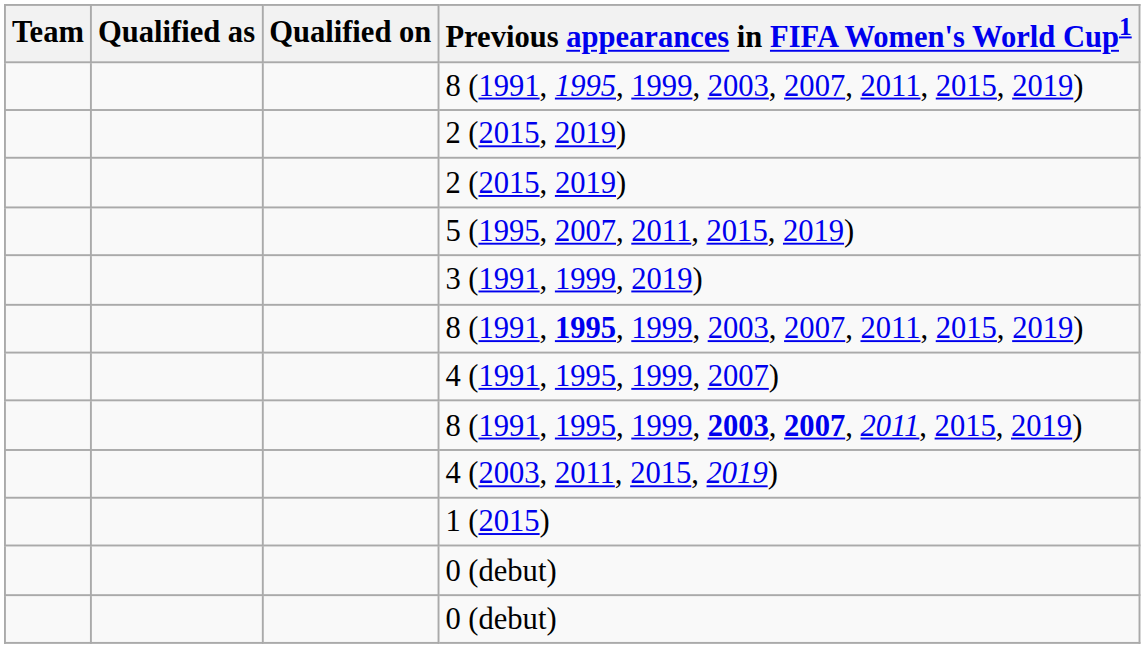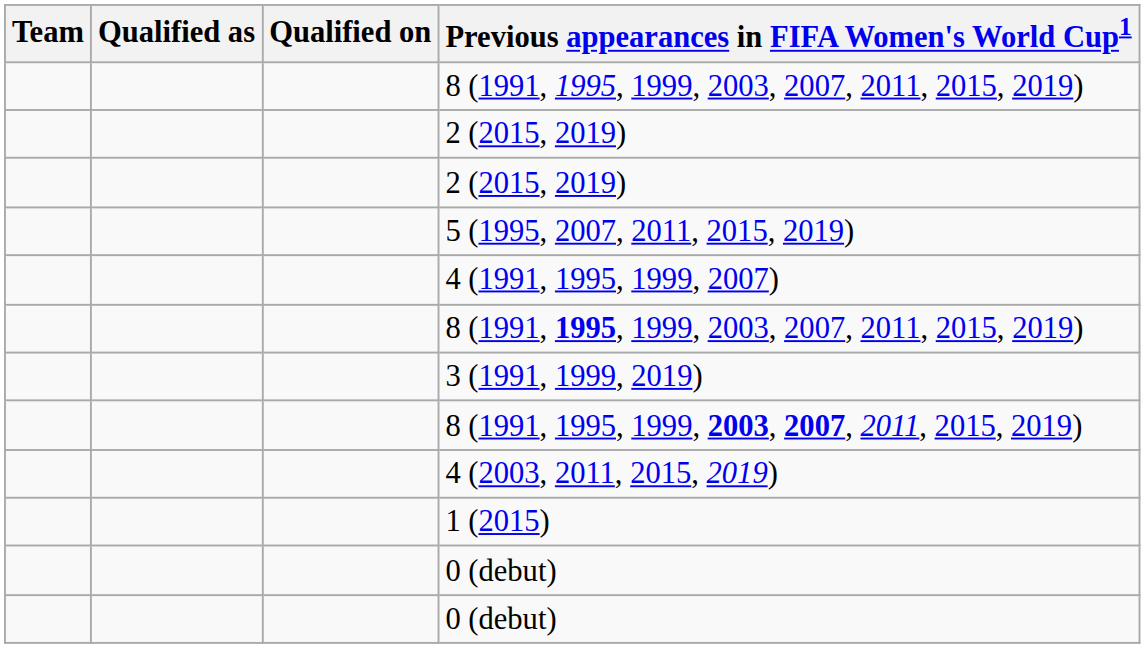rows swapped: (48, 377) <-> (48, 280)
